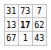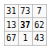(25, 25) 17 -> (25, 25) 37
